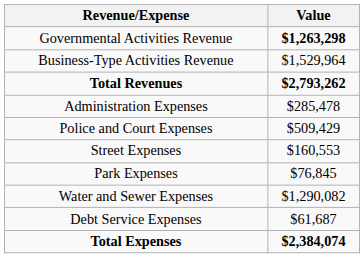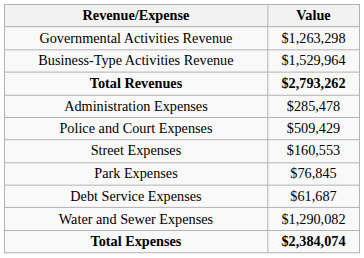(313, 38) bold -> (313, 38) normal
rows swapped: (136, 219) <-> (136, 196)
